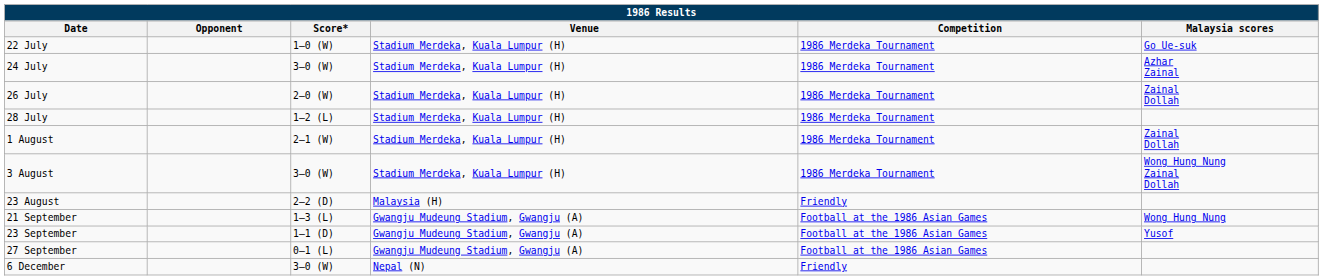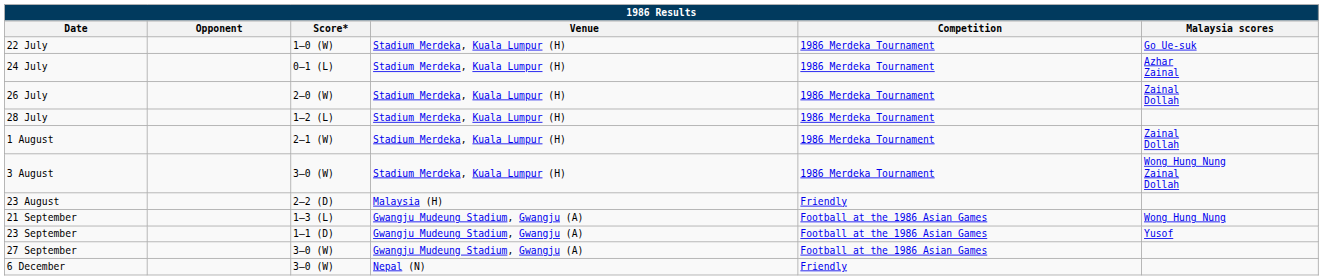(314, 67) 3–0 (W) -> (314, 67) 0–1 (L)
(314, 250) 0–1 (L) -> (314, 250) 3–0 (W)
